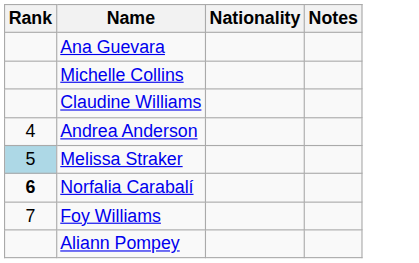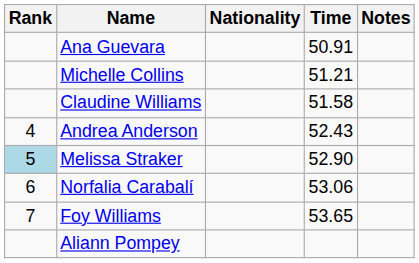+ column: (331, 18)
(30, 187) bold -> (30, 187) normal
